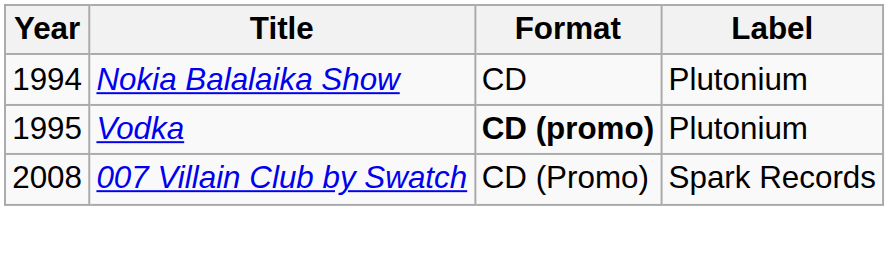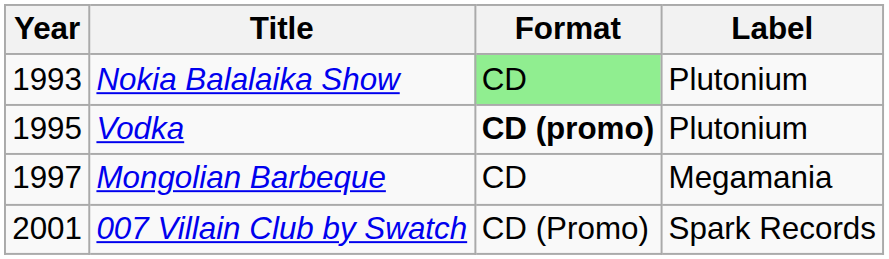(47, 79) 1994 -> (47, 79) 1993
(504, 79) no background -> (504, 79) lightgreen background
+ row: (241, 178)
(47, 178) 2008 -> (47, 228) 2001
